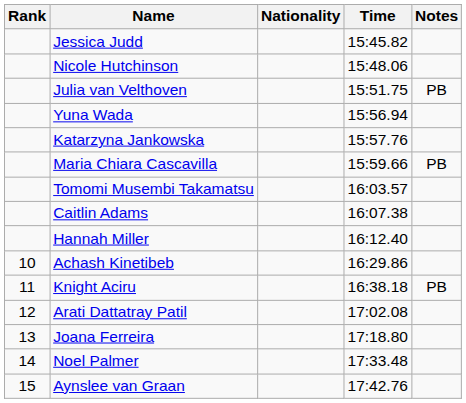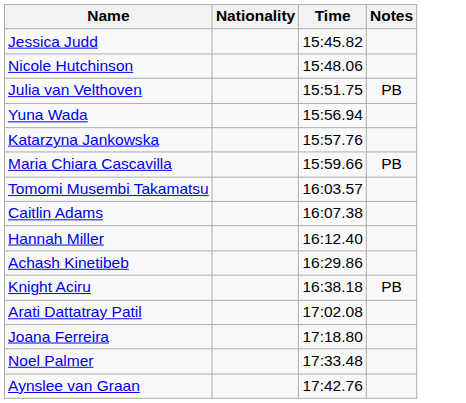- column: (27, 16)
